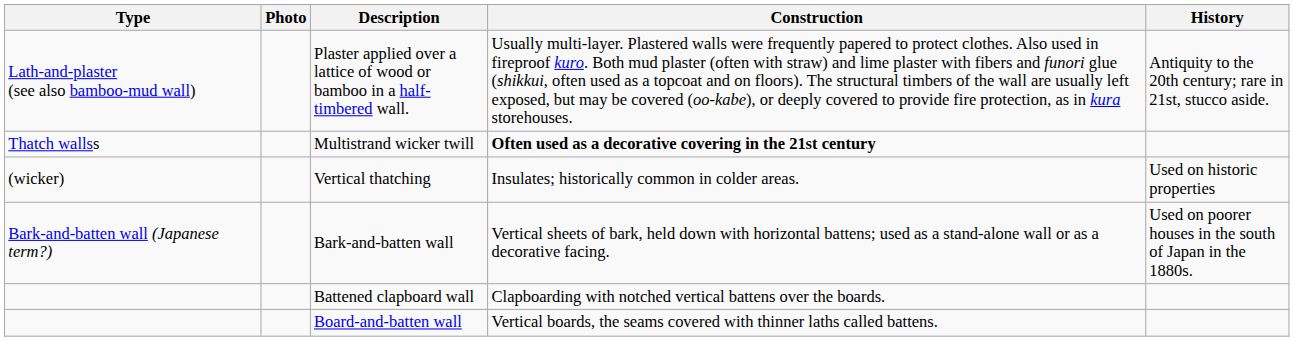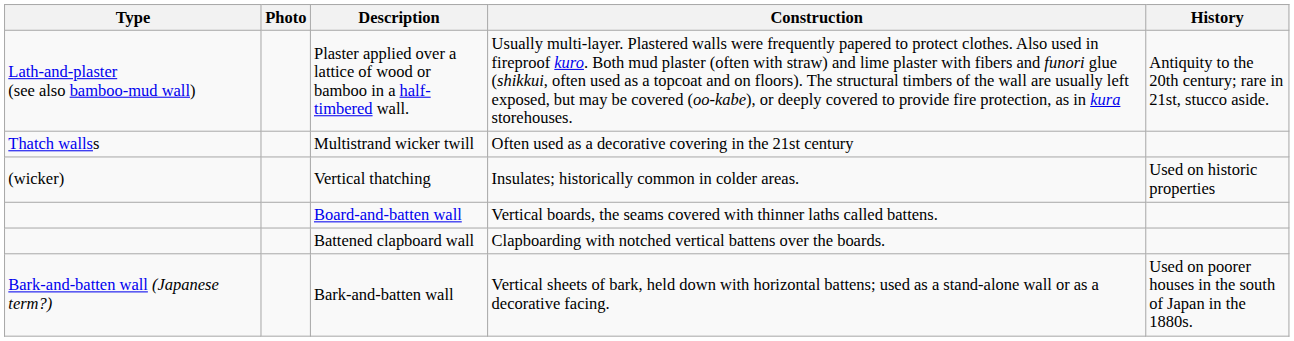(684, 144) bold -> (673, 144) normal
rows swapped: (388, 322) <-> (384, 242)
